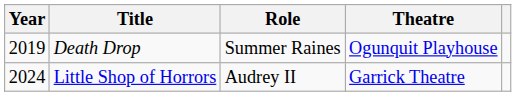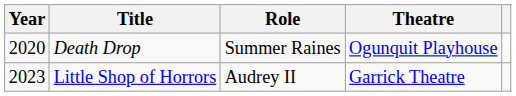(27, 47) 2019 -> (27, 47) 2020
(27, 76) 2024 -> (27, 76) 2023
